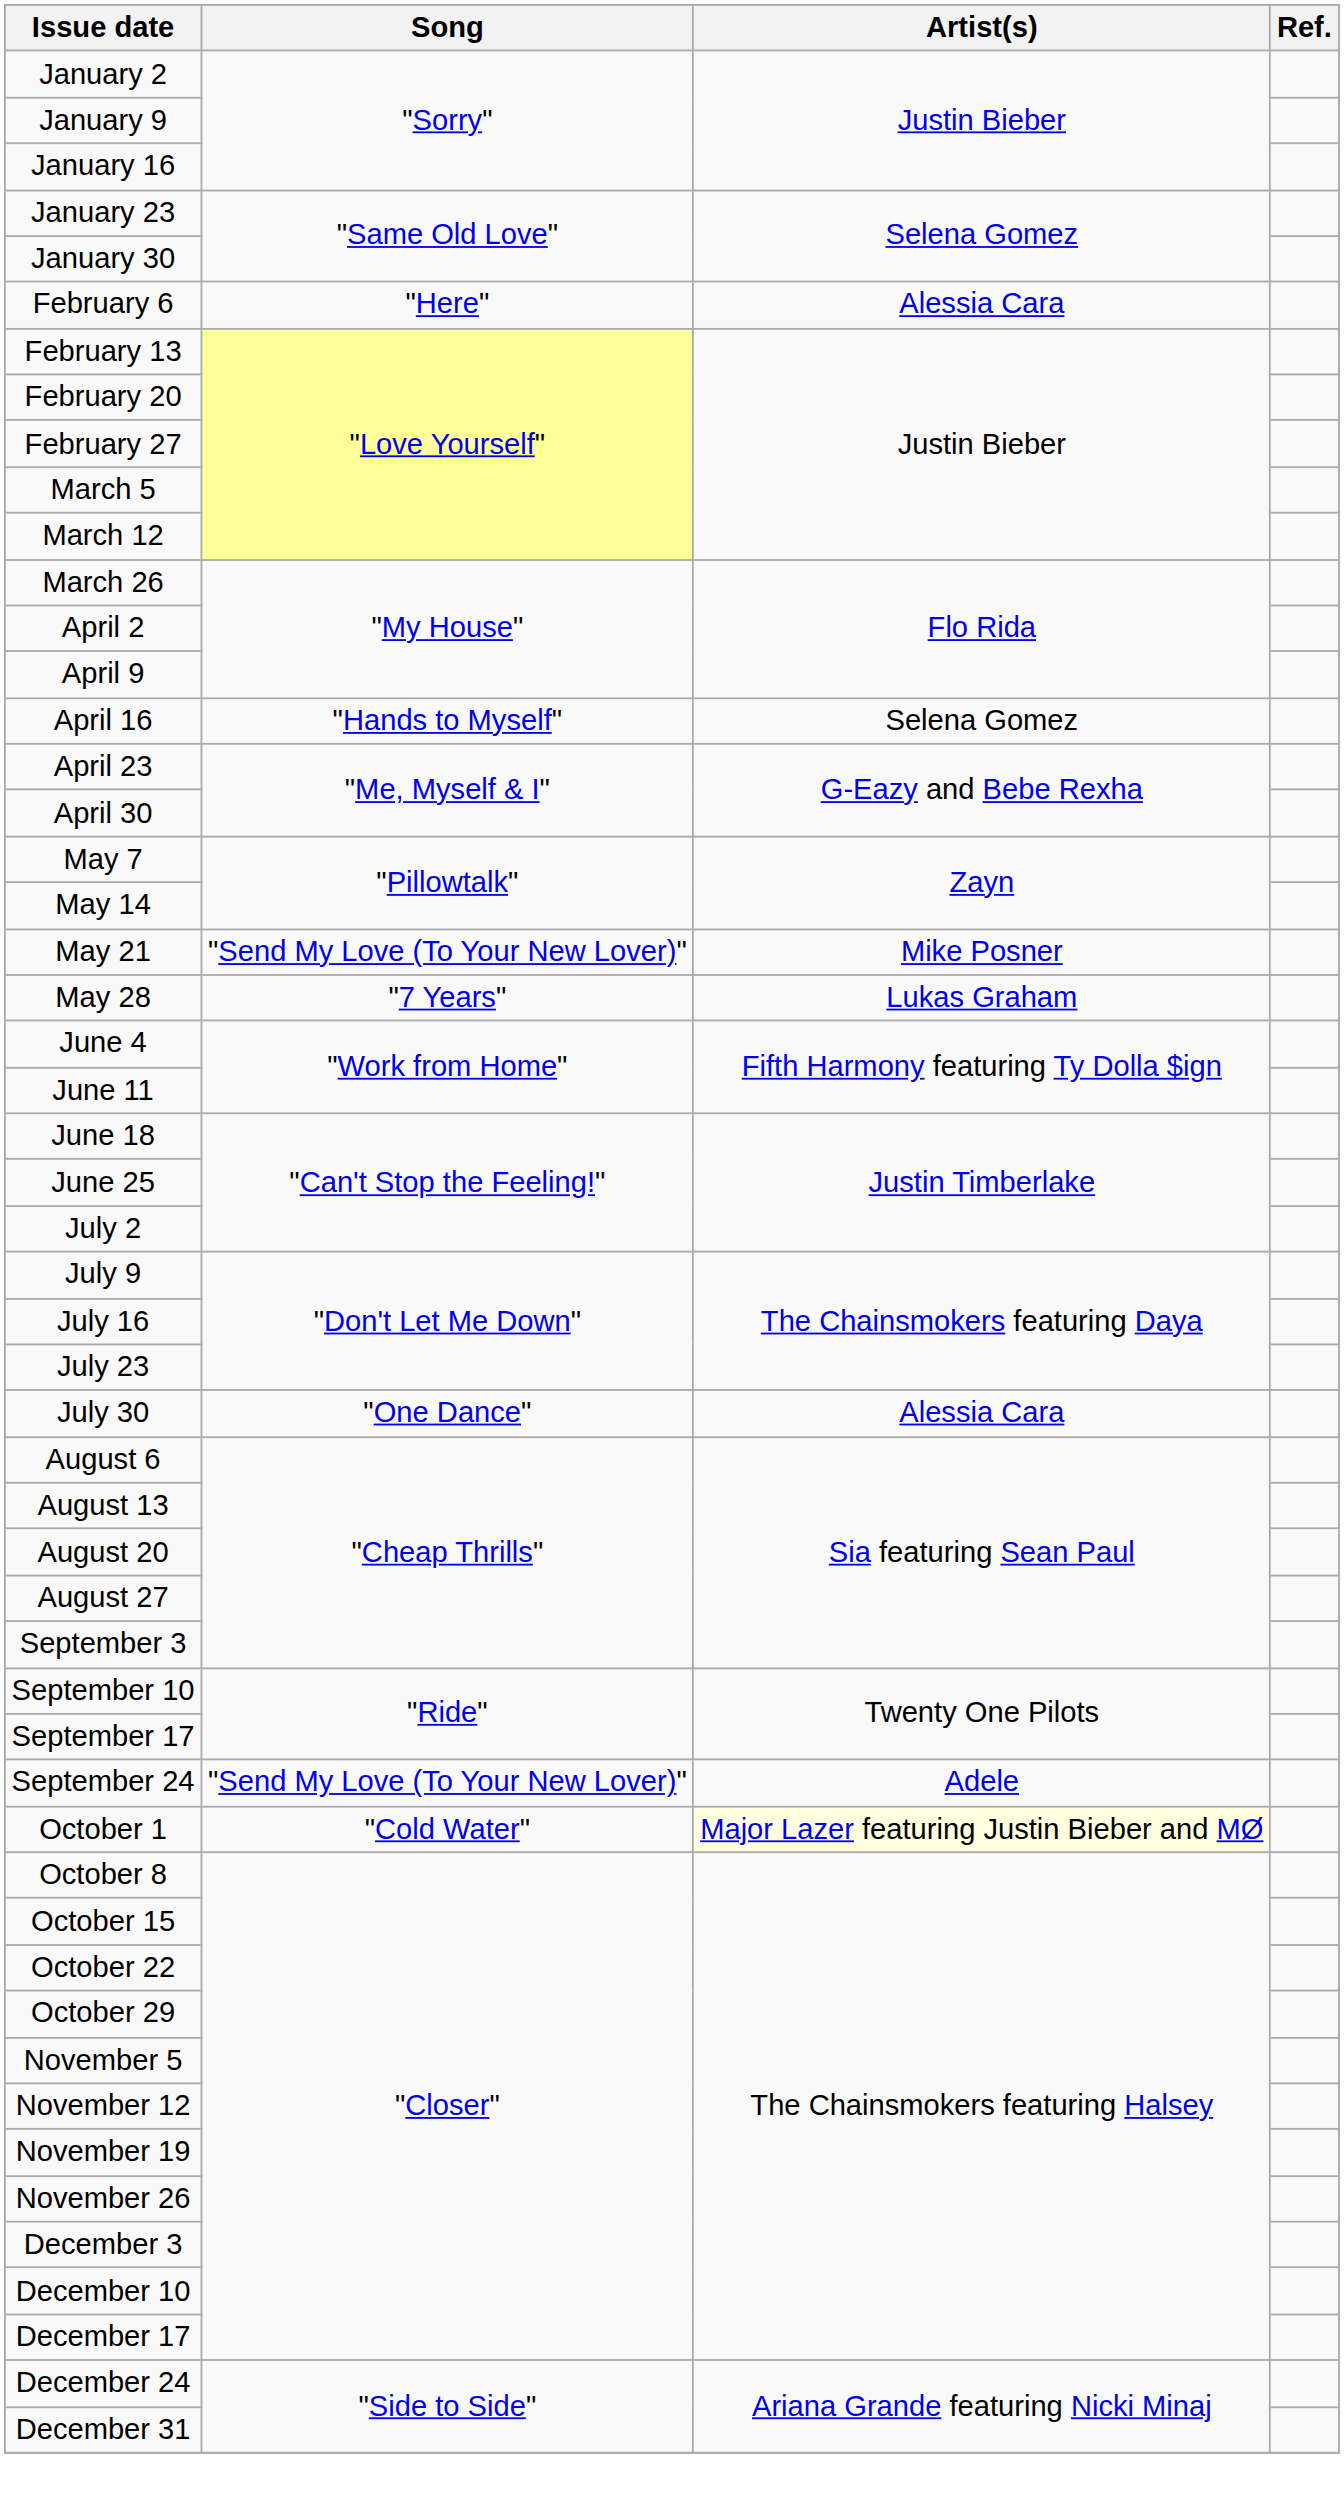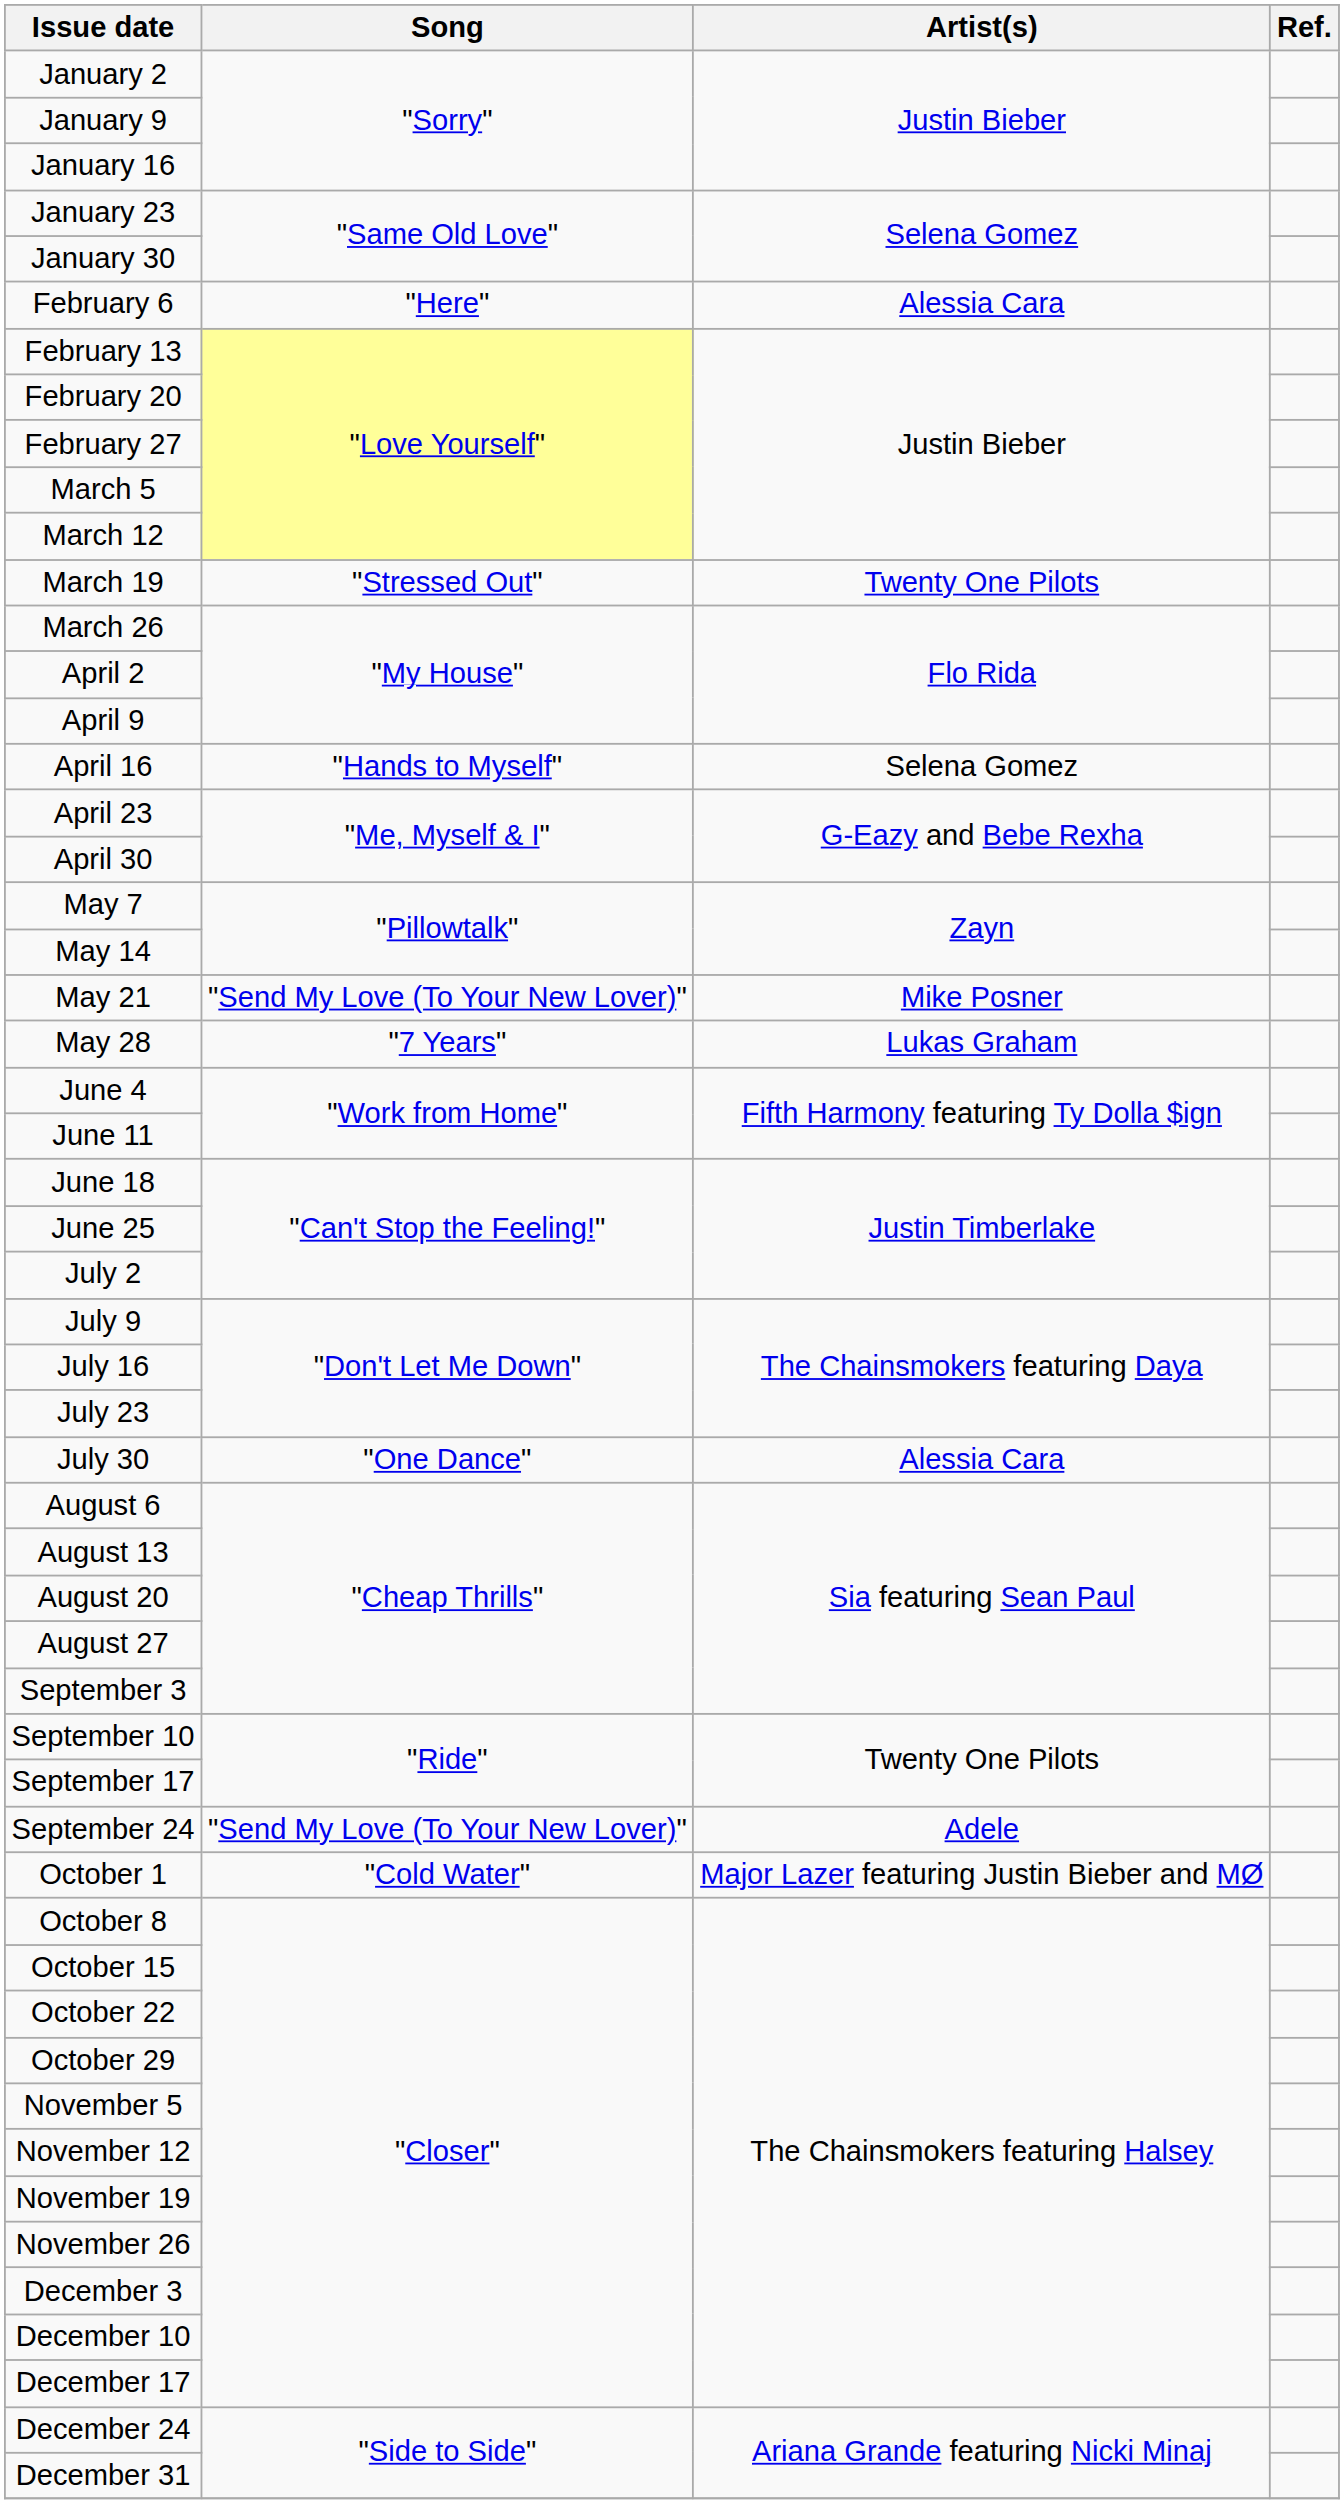+ row: (103, 581)
(982, 1828) lightyellow background -> (982, 1874) no background
